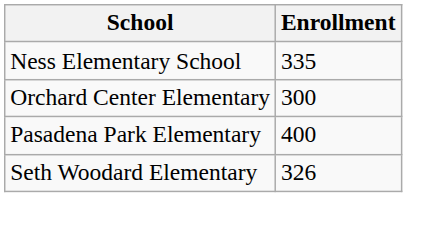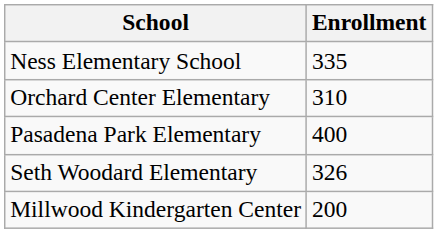(299, 97) 300 -> (330, 97) 310
+ row: (156, 209)
